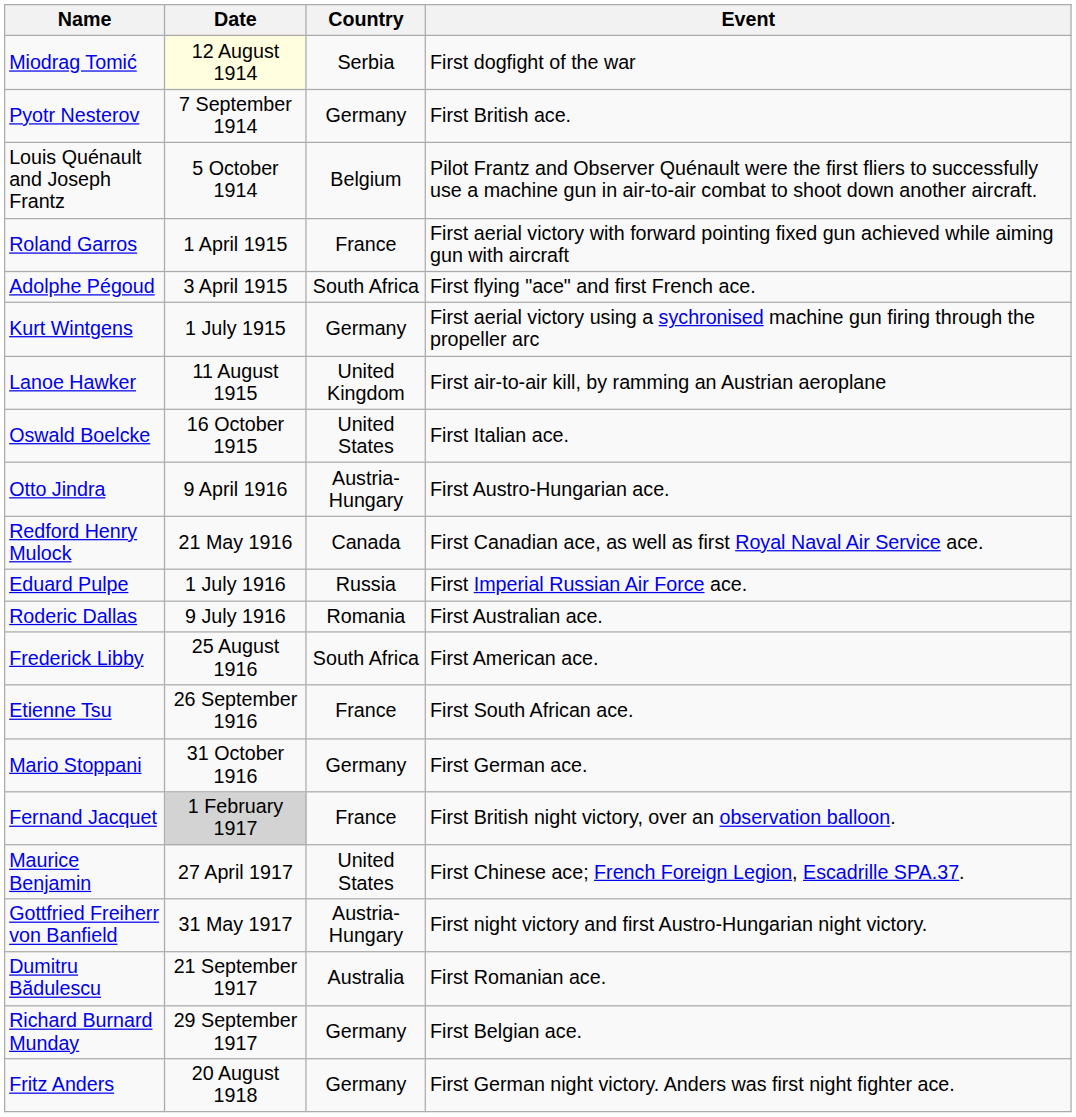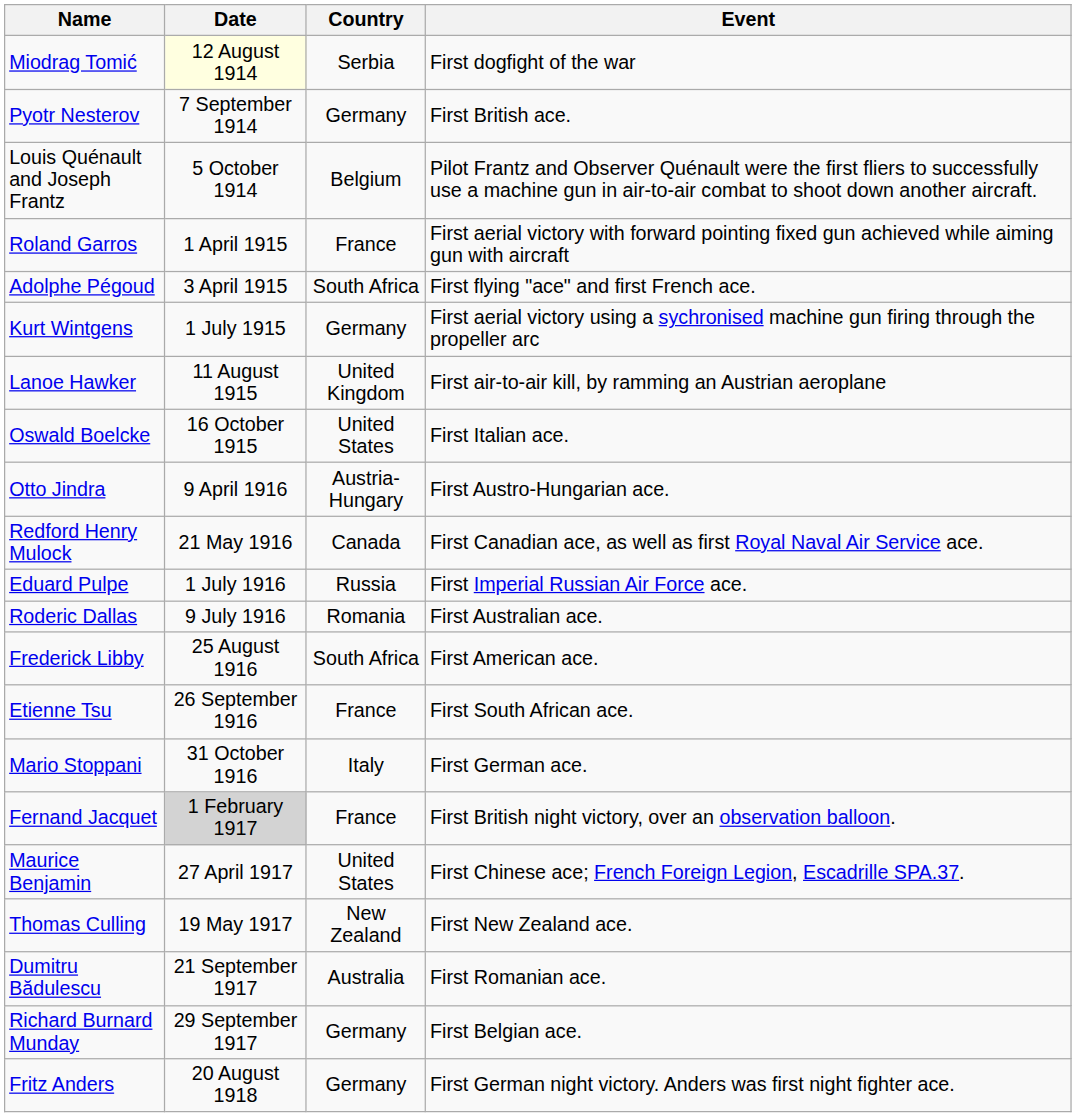(366, 765) Germany -> (366, 765) Italy
+ row: (78, 925)
- row: (84, 925)
